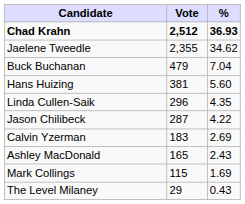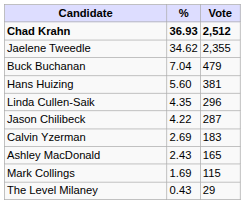columns swapped: (187, 13) <-> (224, 13)
